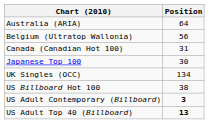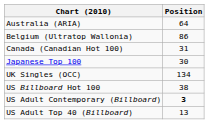(184, 36) 56 -> (184, 36) 86
(184, 112) bold -> (184, 112) normal
